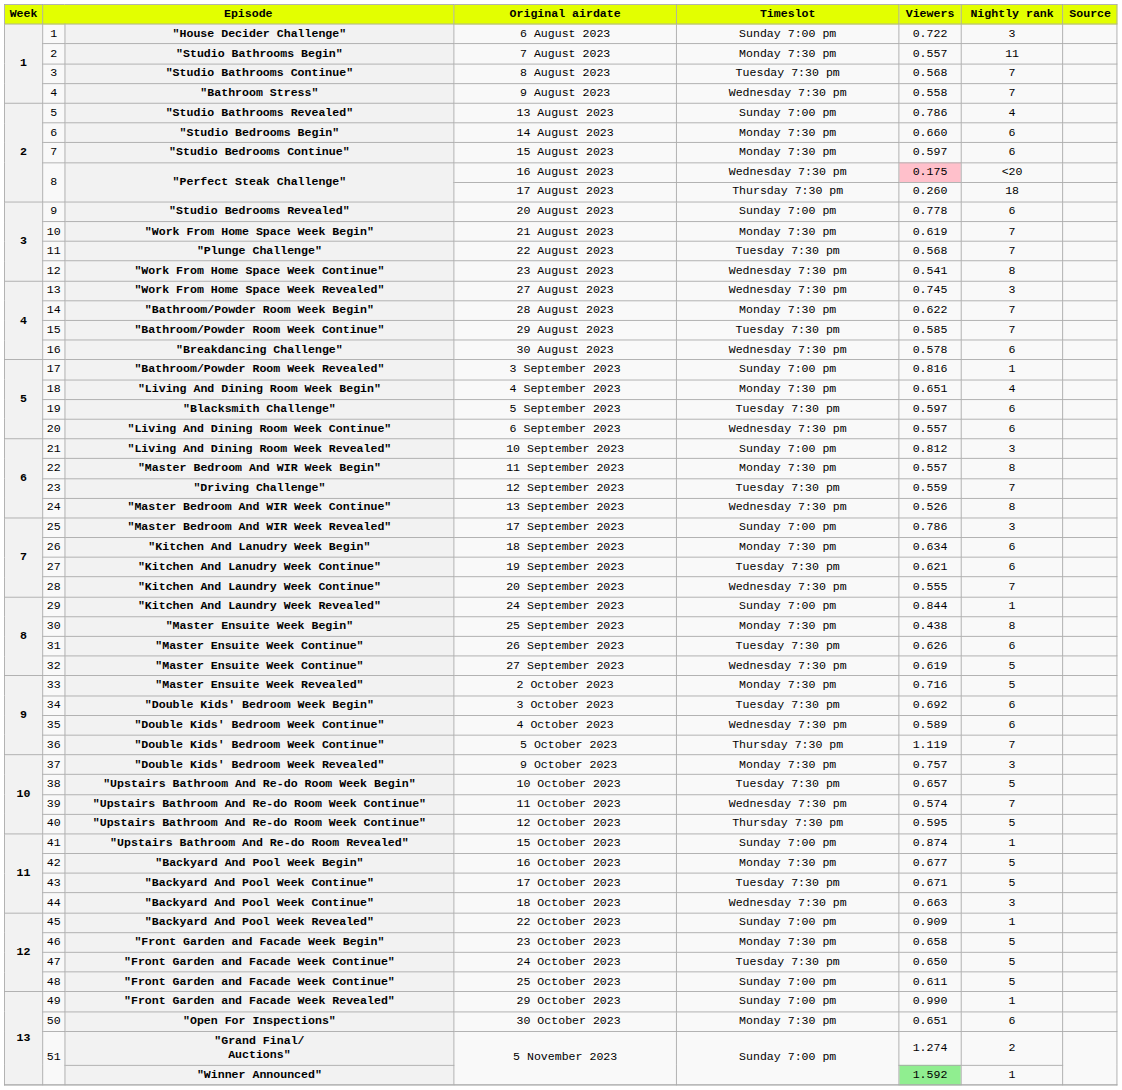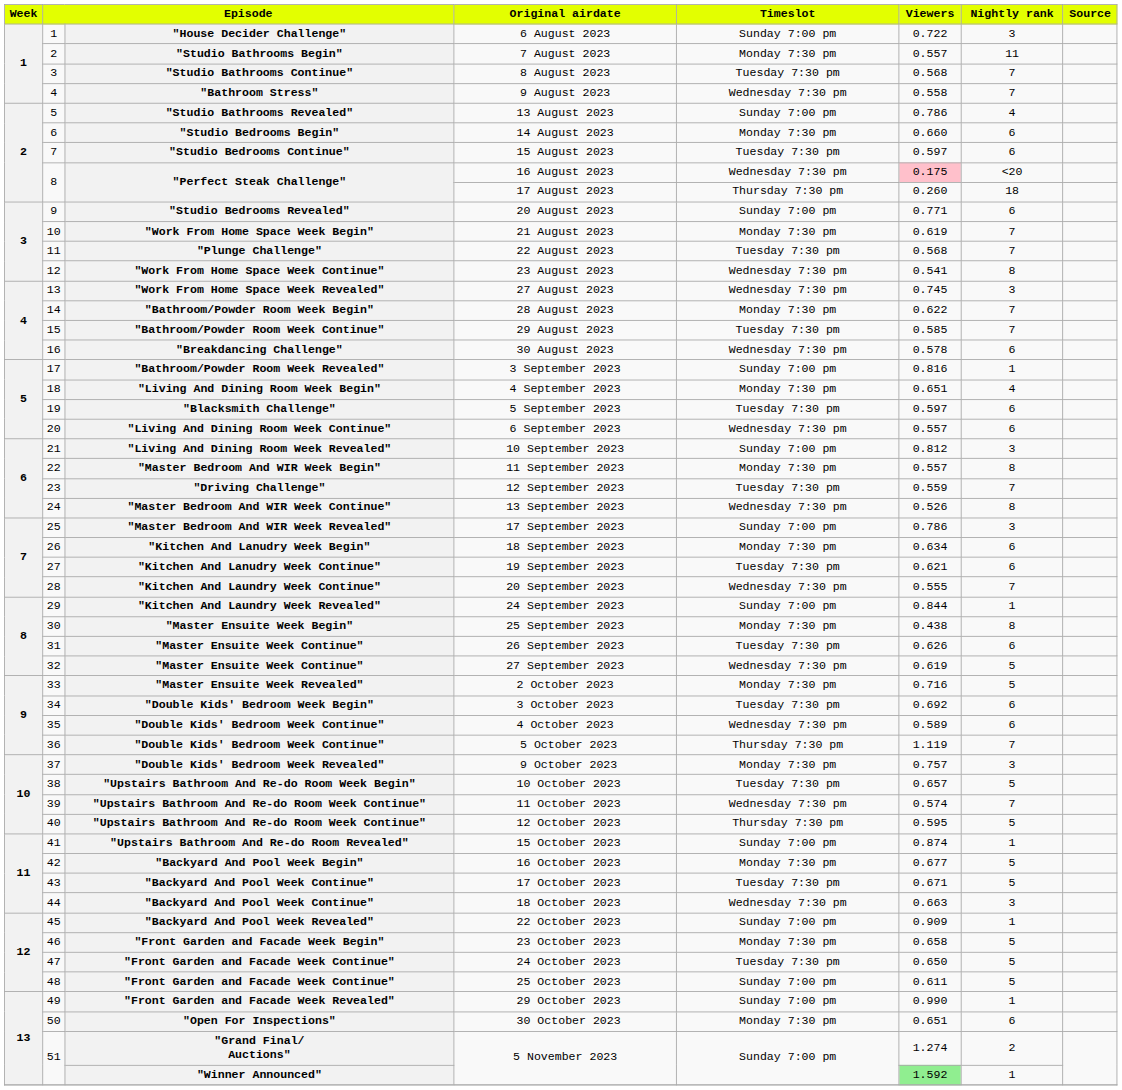(788, 152) Monday 7:30 pm -> (788, 152) Tuesday 7:30 pm
(930, 211) 0.778 -> (930, 211) 0.771
